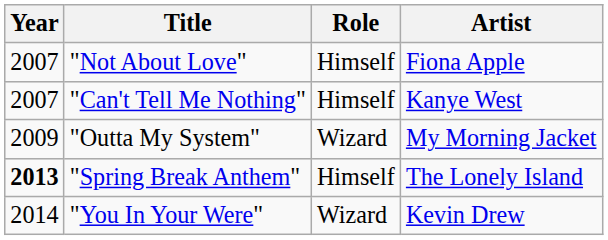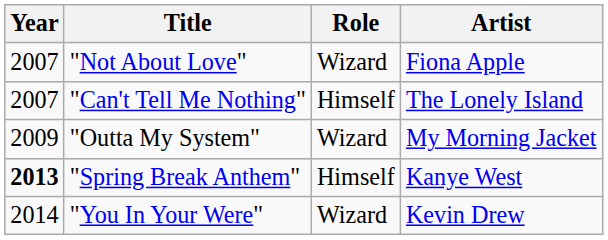(356, 61) Himself -> (352, 61) Wizard
(464, 100) Kanye West -> (494, 100) The Lonely Island
(494, 176) The Lonely Island -> (464, 176) Kanye West
